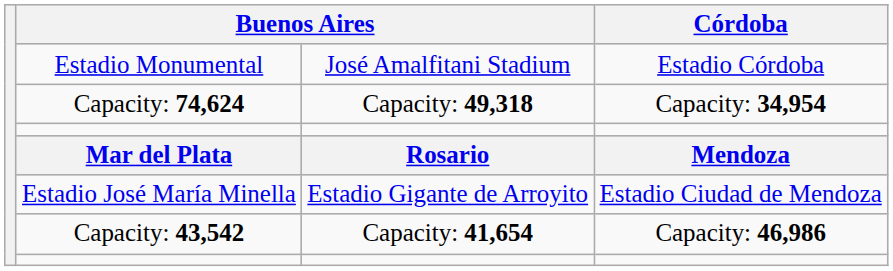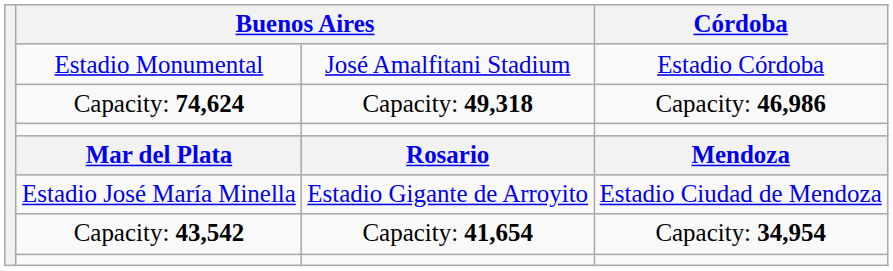(741, 103) Capacity: 34,954 -> (741, 103) Capacity: 46,986
(741, 233) Capacity: 46,986 -> (741, 233) Capacity: 34,954
